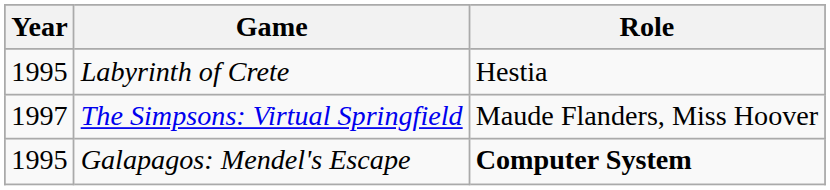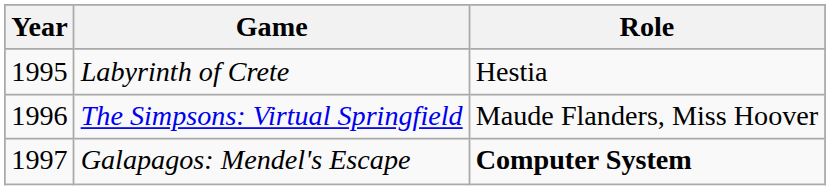(40, 116) 1997 -> (40, 116) 1996
(40, 160) 1995 -> (40, 160) 1997
